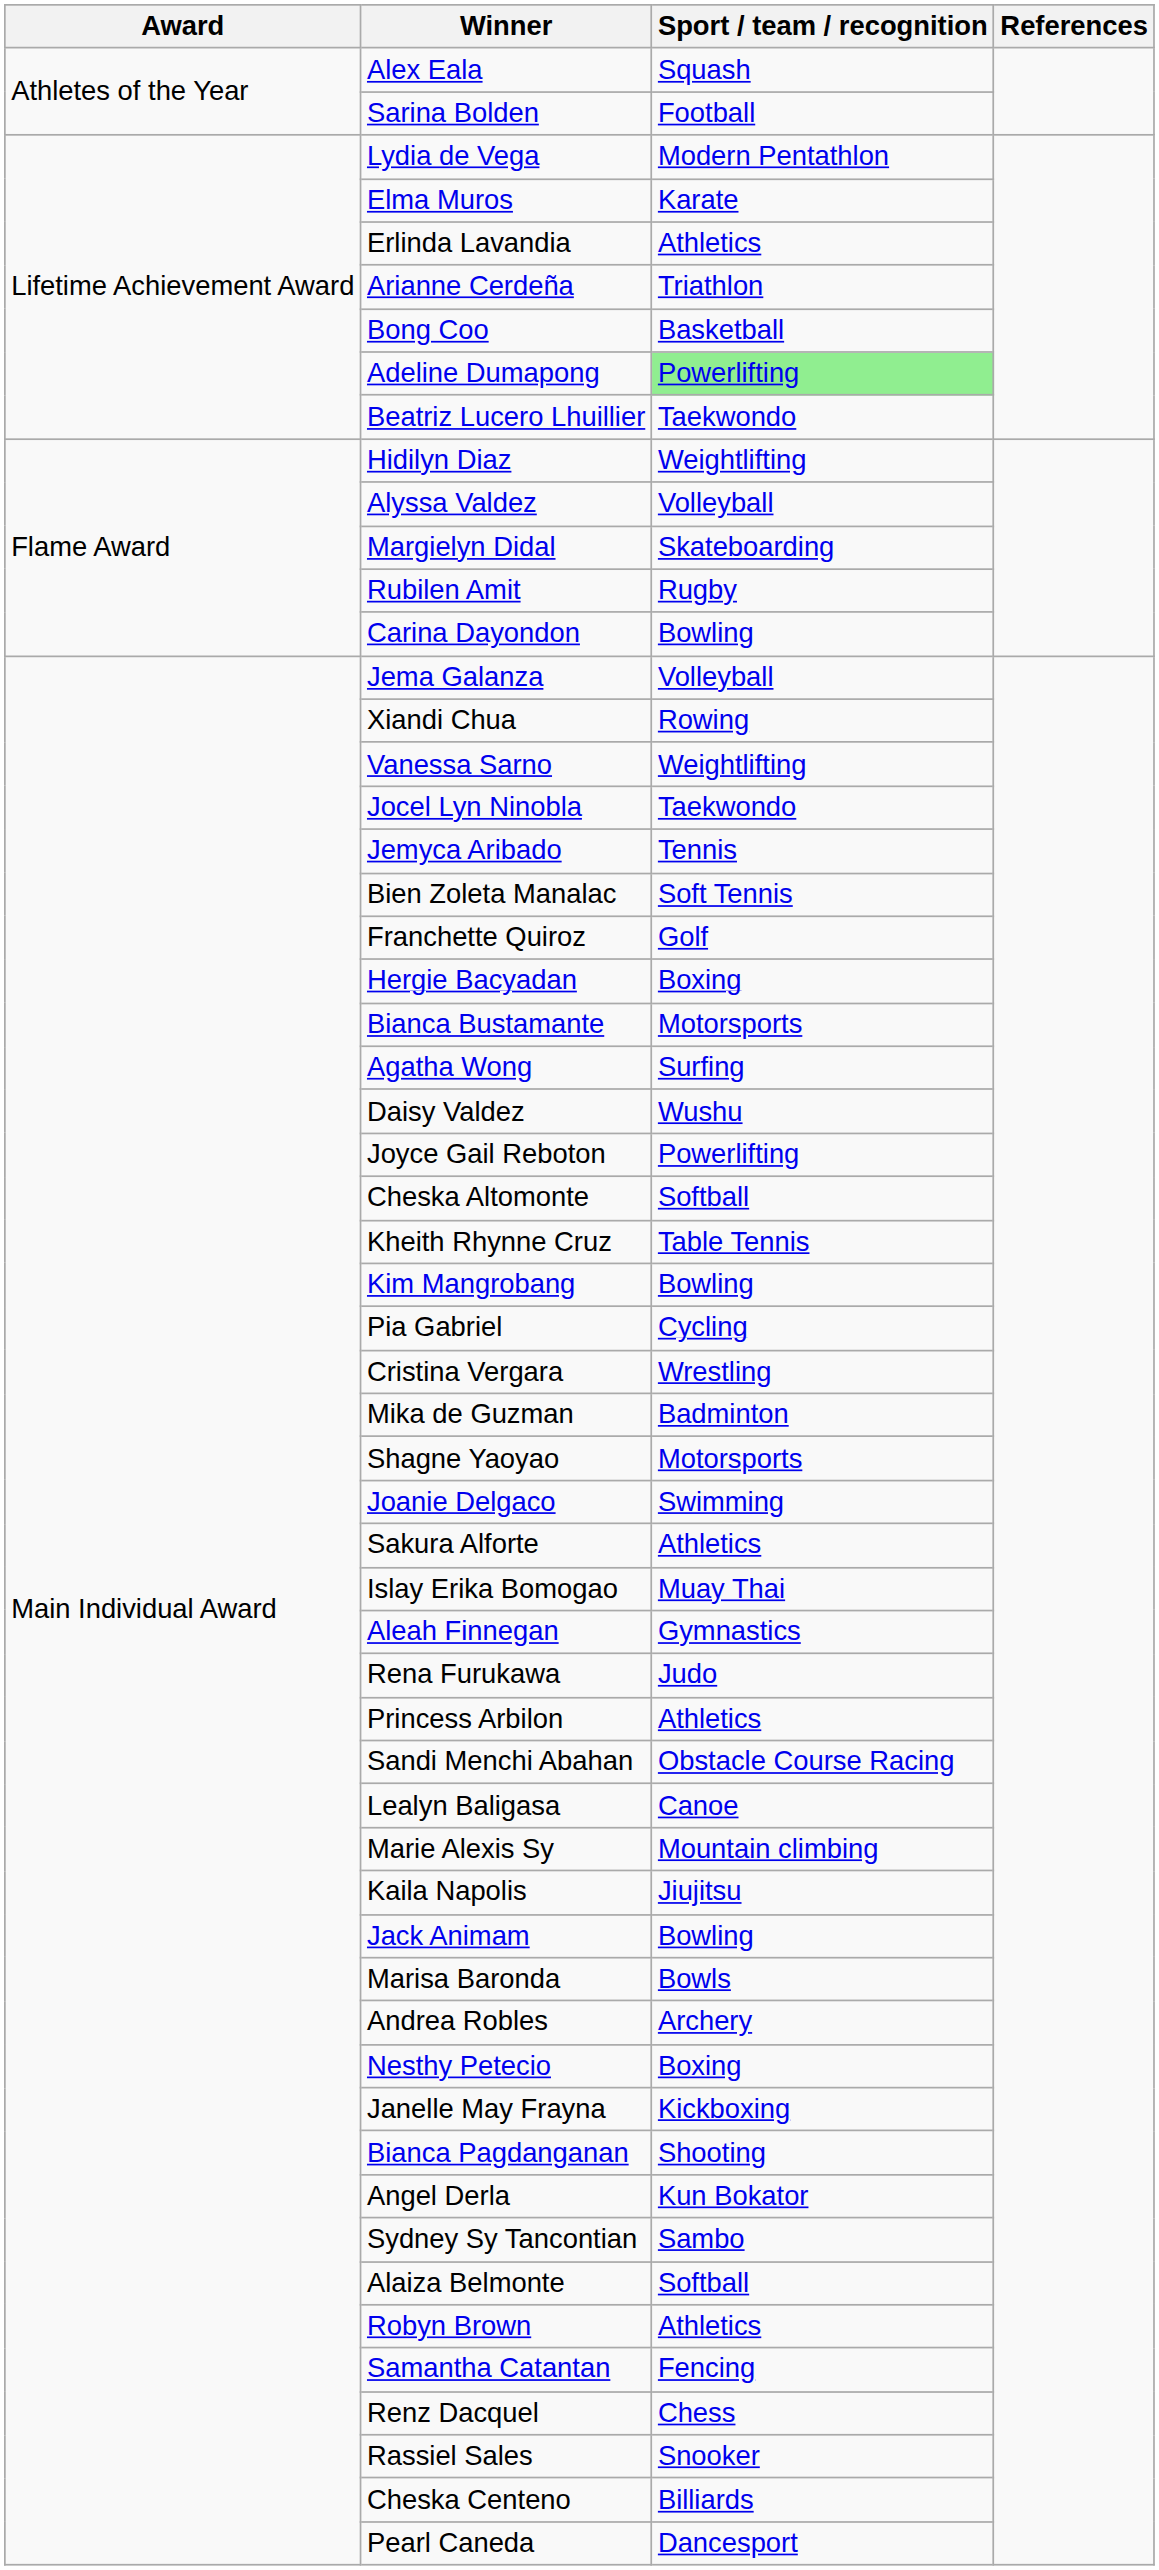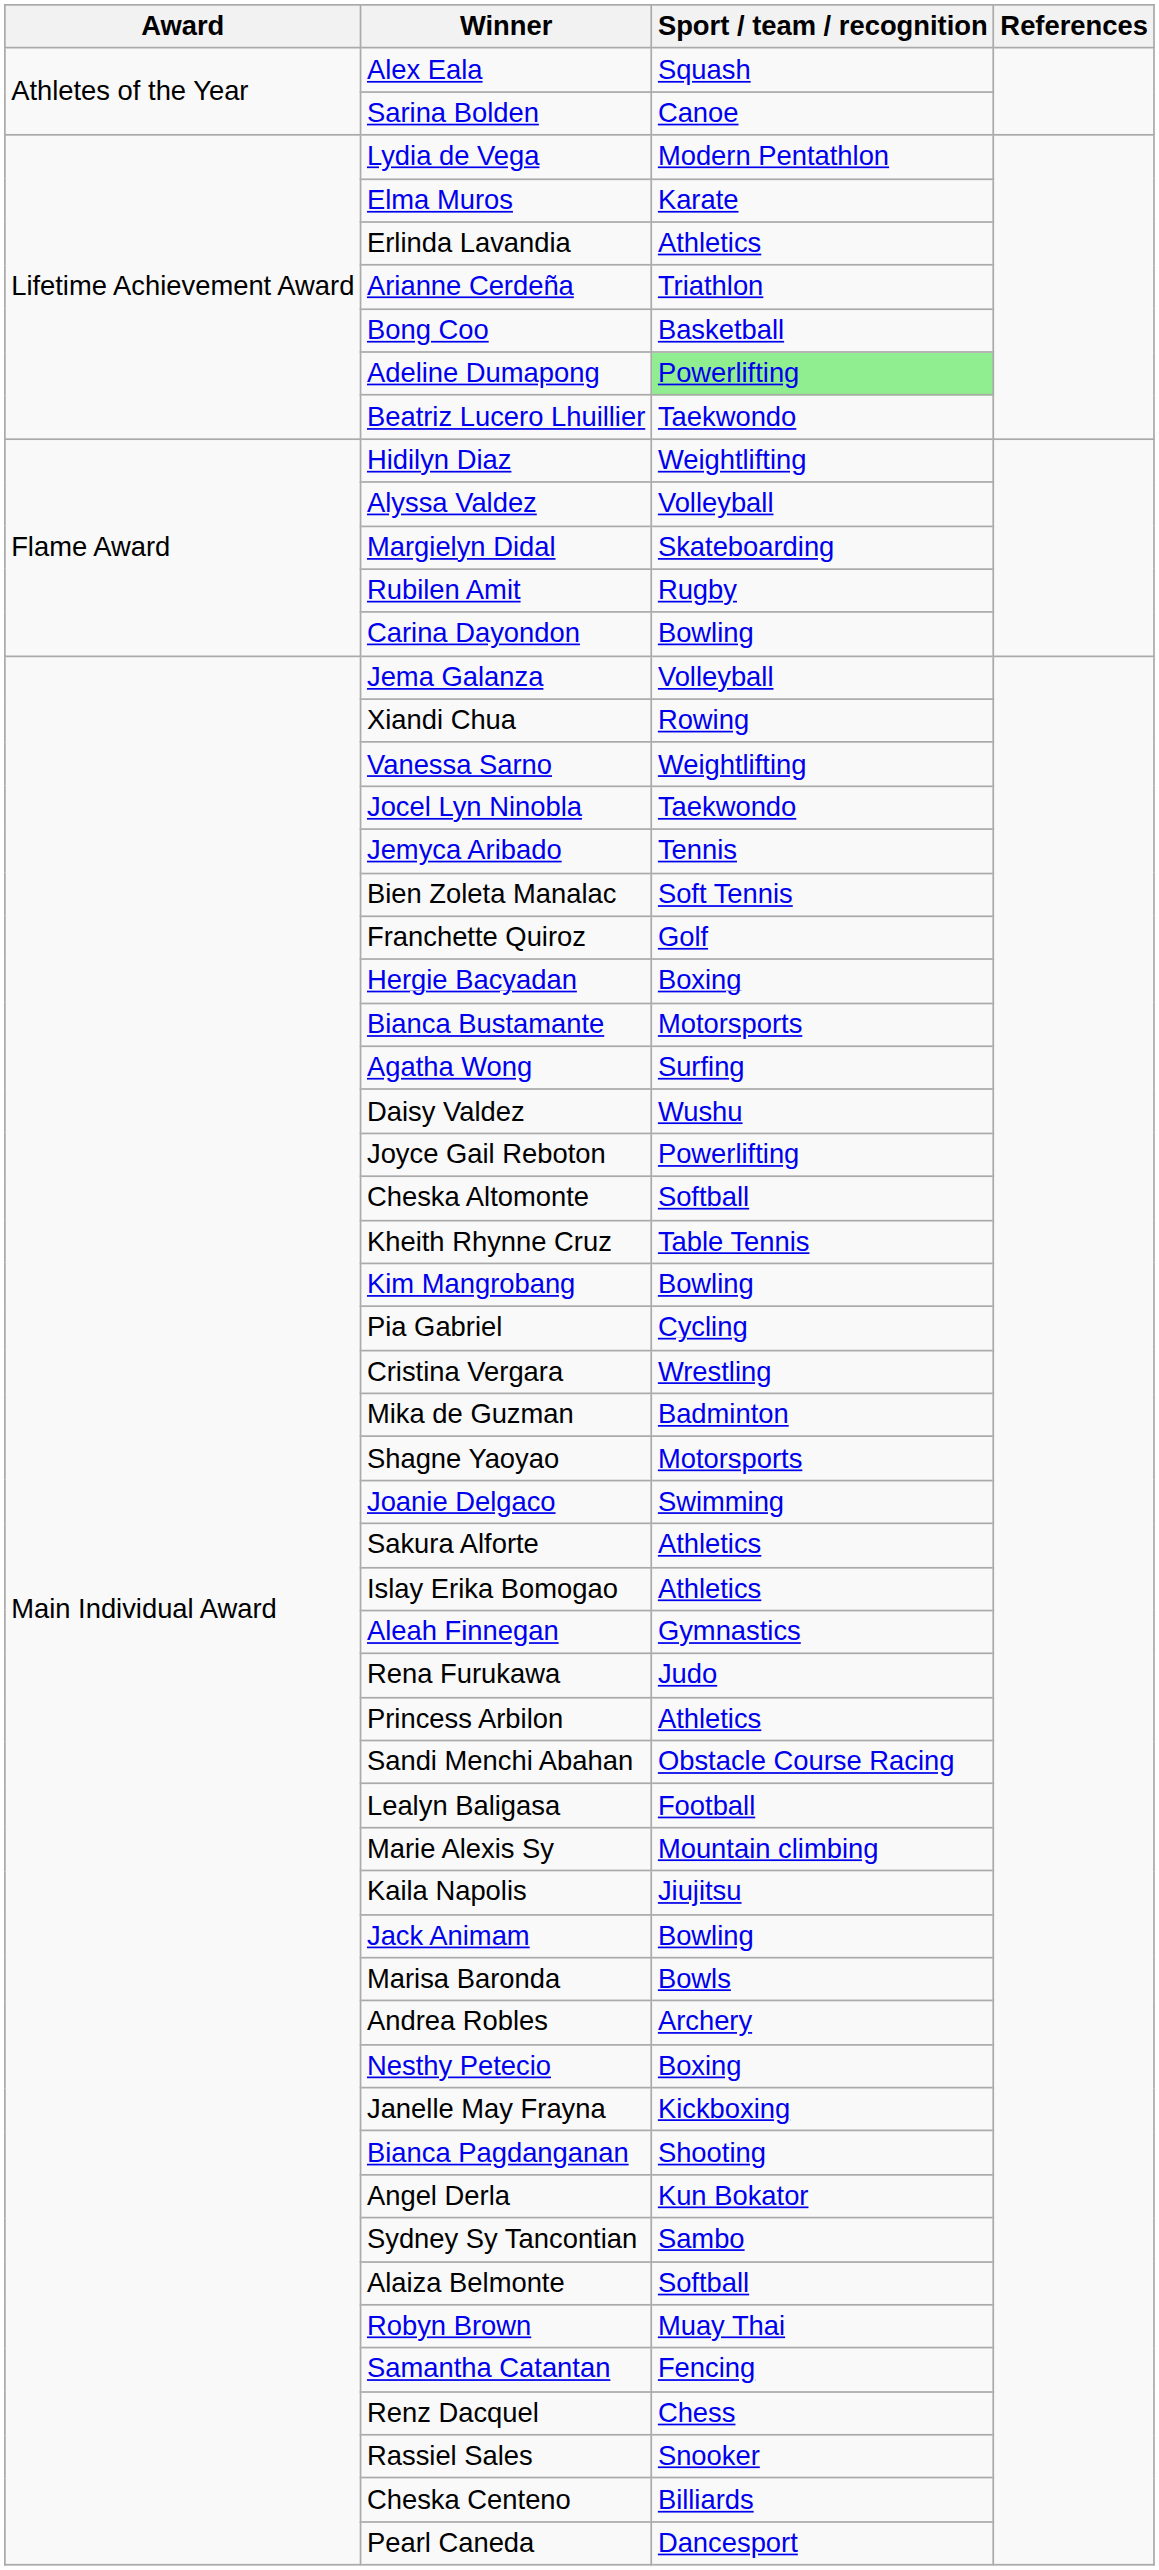(707, 112) Football -> (698, 112) Canoe
(722, 1588) Muay Thai -> (710, 1588) Athletics
(698, 1805) Canoe -> (707, 1805) Football
(710, 2325) Athletics -> (722, 2325) Muay Thai
